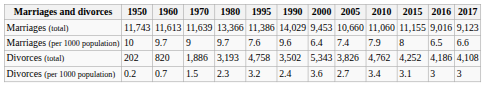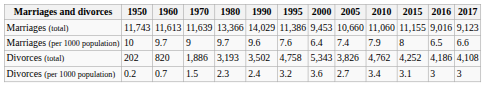columns swapped: (293, 12) <-> (261, 12)
